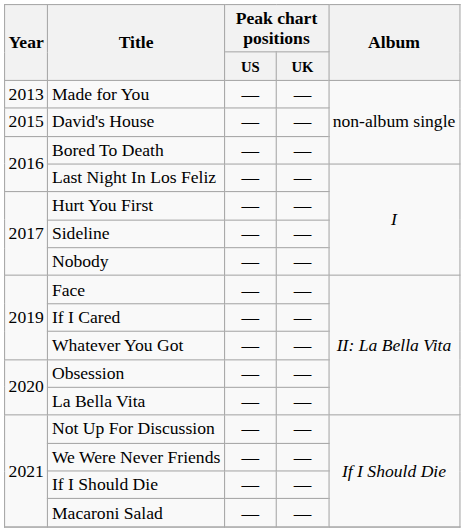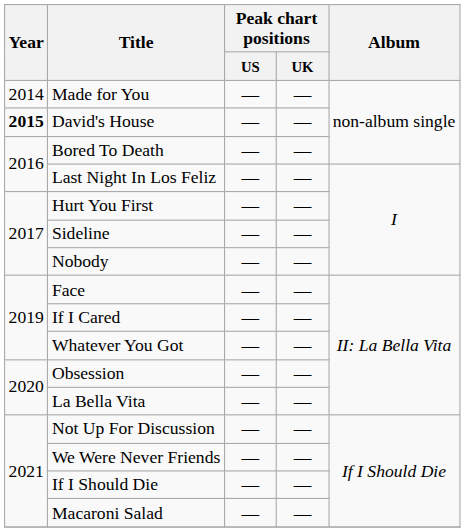(26, 94) 2013 -> (26, 94) 2014
(26, 121) normal -> (26, 121) bold
